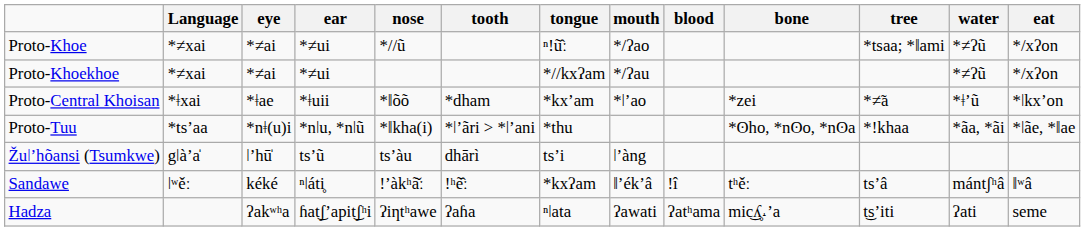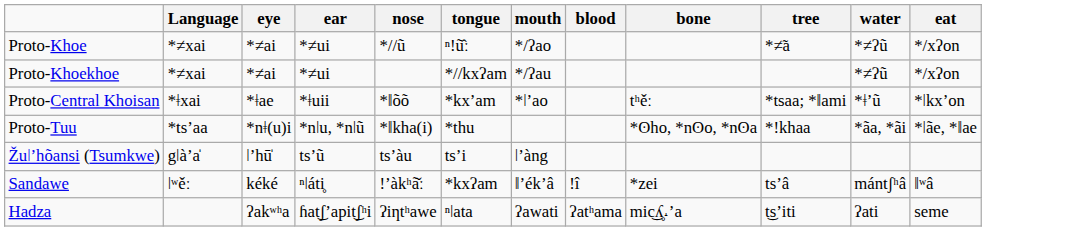- column: (490, 17)
(904, 45) *tsaa; *ǁami -> (778, 45) *≠̃a
(742, 100) *zei -> (641, 100) tʰěː
(876, 100) *≠̃a -> (806, 100) *tsaa; *ǁami
(739, 183) tʰěː -> (644, 183) *zei
